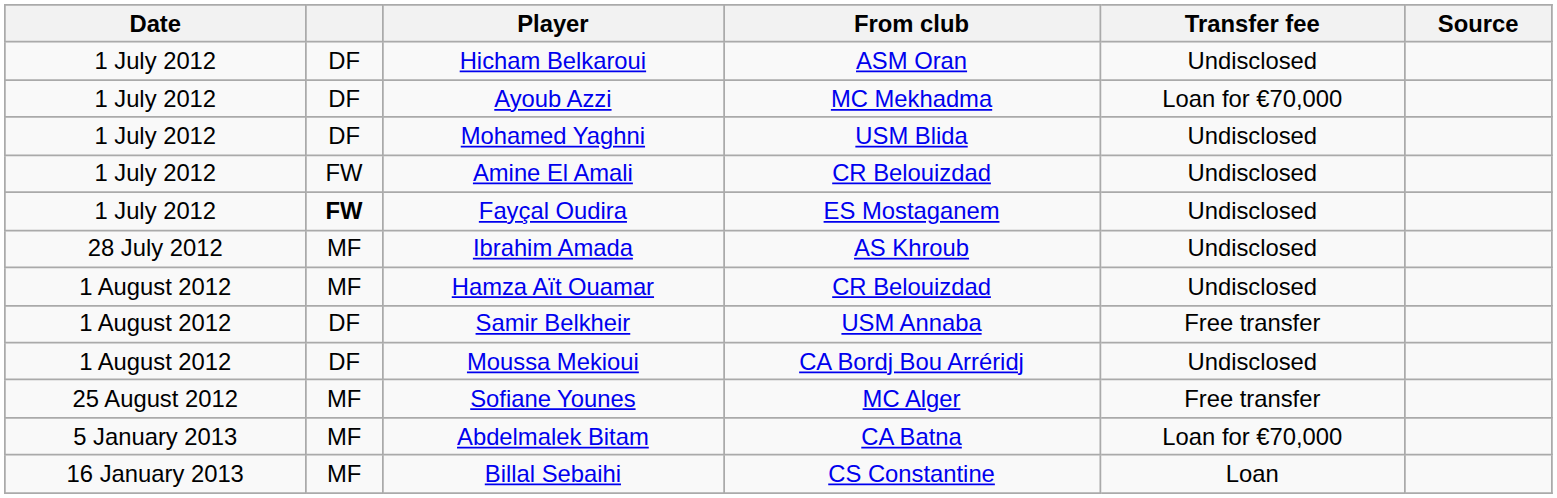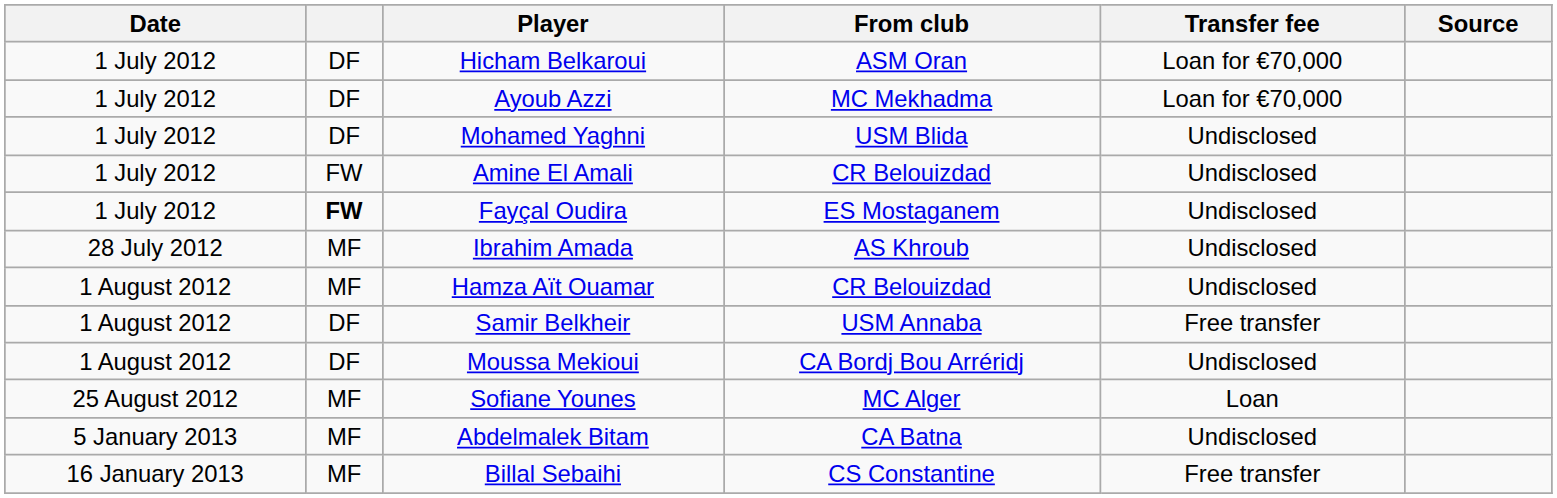(1252, 61) Undisclosed -> (1252, 61) Loan for €70,000
(1252, 398) Free transfer -> (1252, 398) Loan
(1252, 436) Loan for €70,000 -> (1252, 436) Undisclosed
(1252, 473) Loan -> (1252, 473) Free transfer
